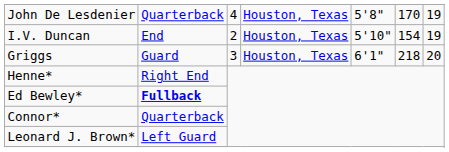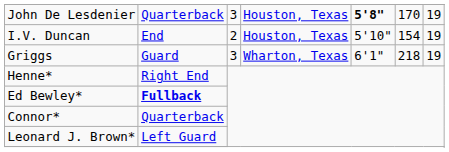(233, 15) 4 -> (233, 15) 3
(369, 15) normal -> (369, 15) bold
(296, 55) Houston, Texas -> (296, 55) Wharton, Texas
(434, 55) 20 -> (434, 55) 19
